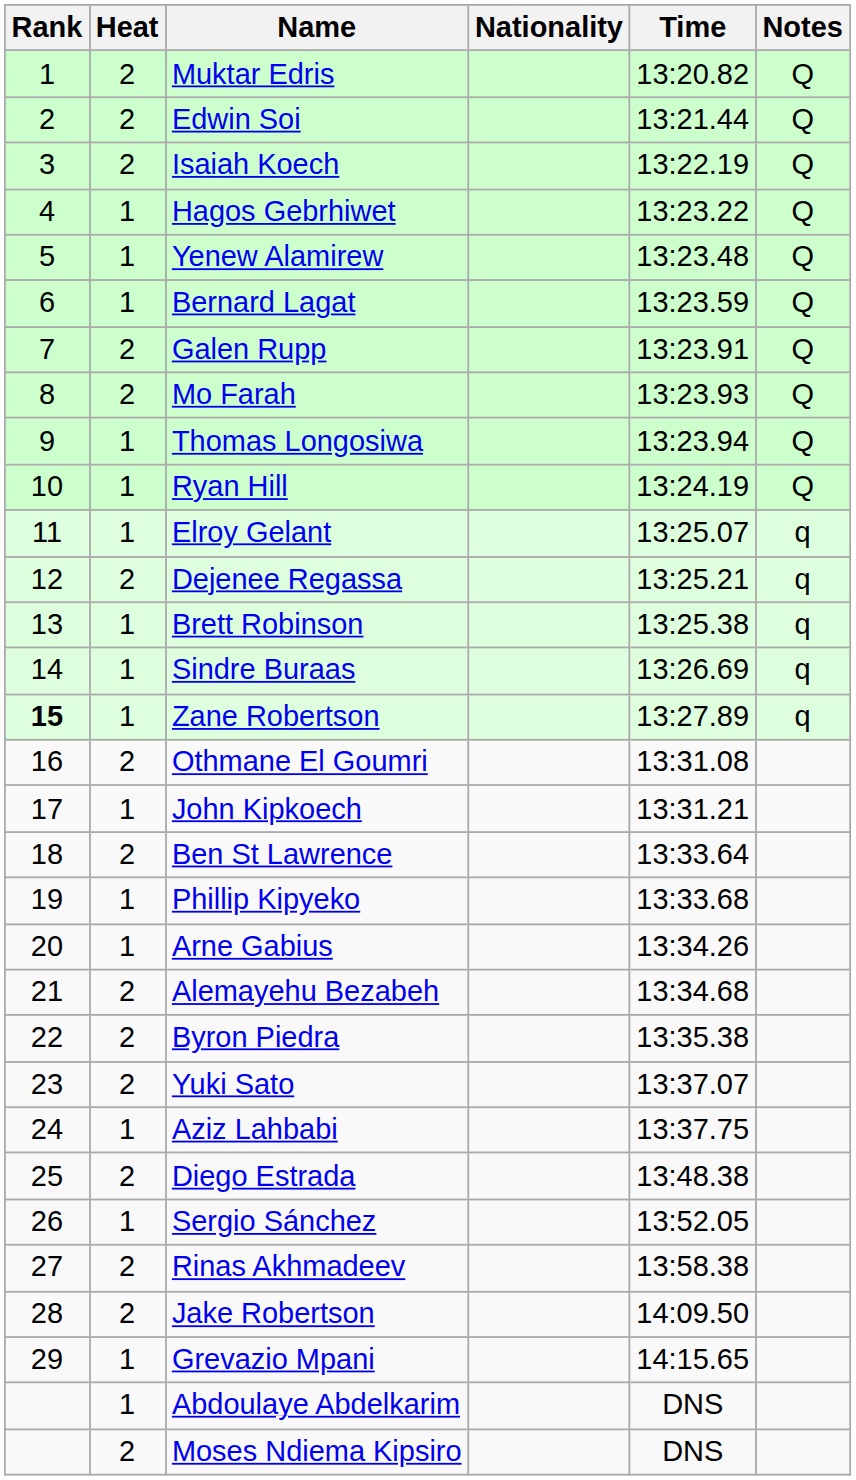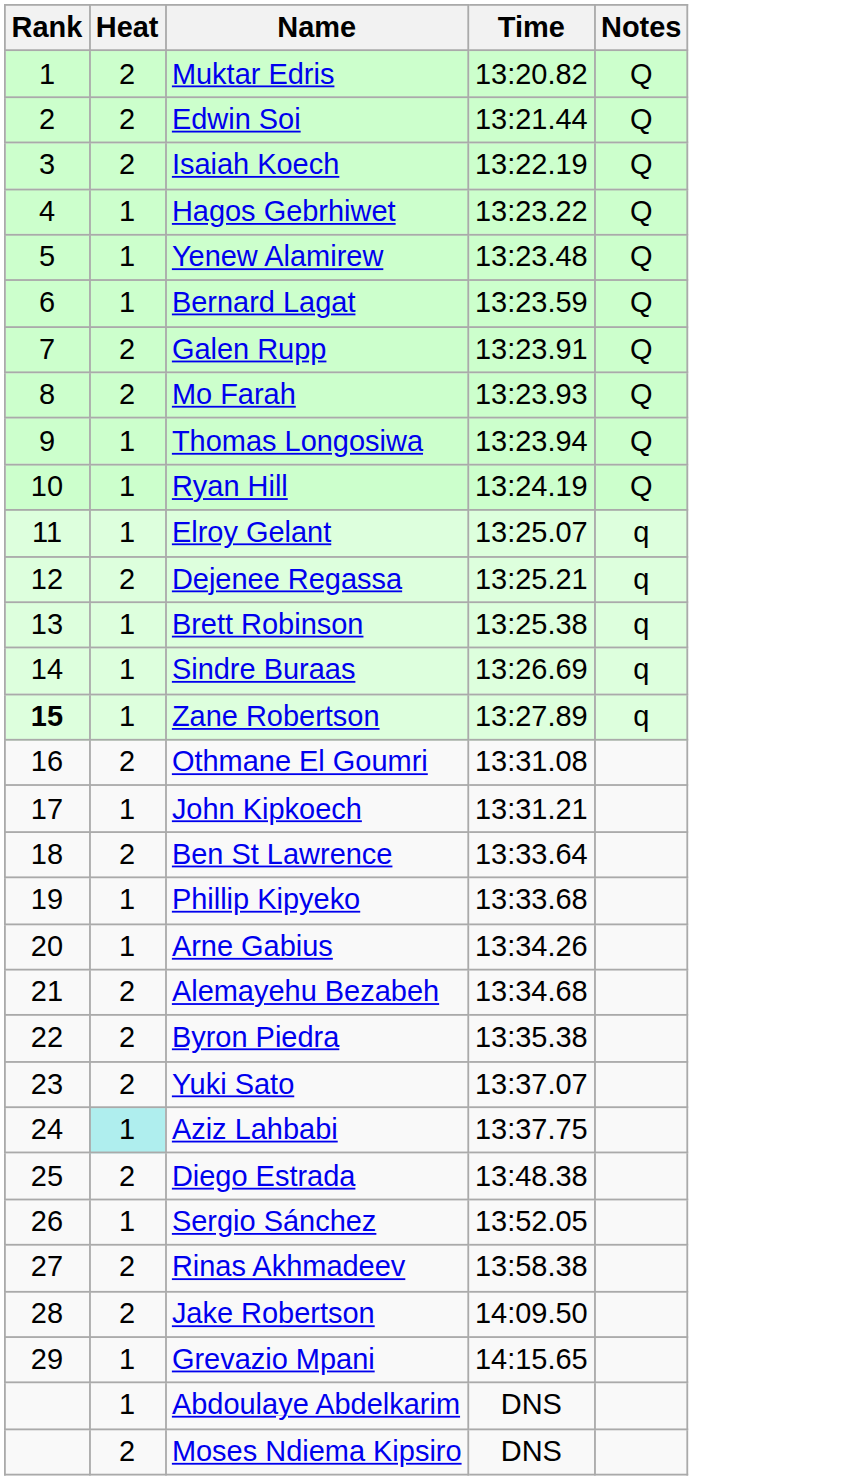- column: (549, 27)
(127, 1129) no background -> (127, 1129) paleturquoise background
